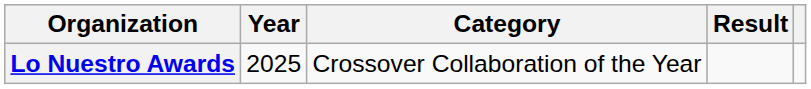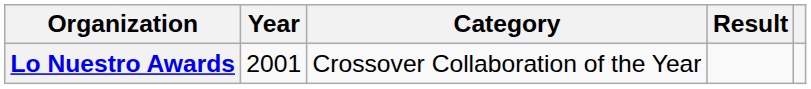(274, 63) 2025 -> (274, 63) 2001
